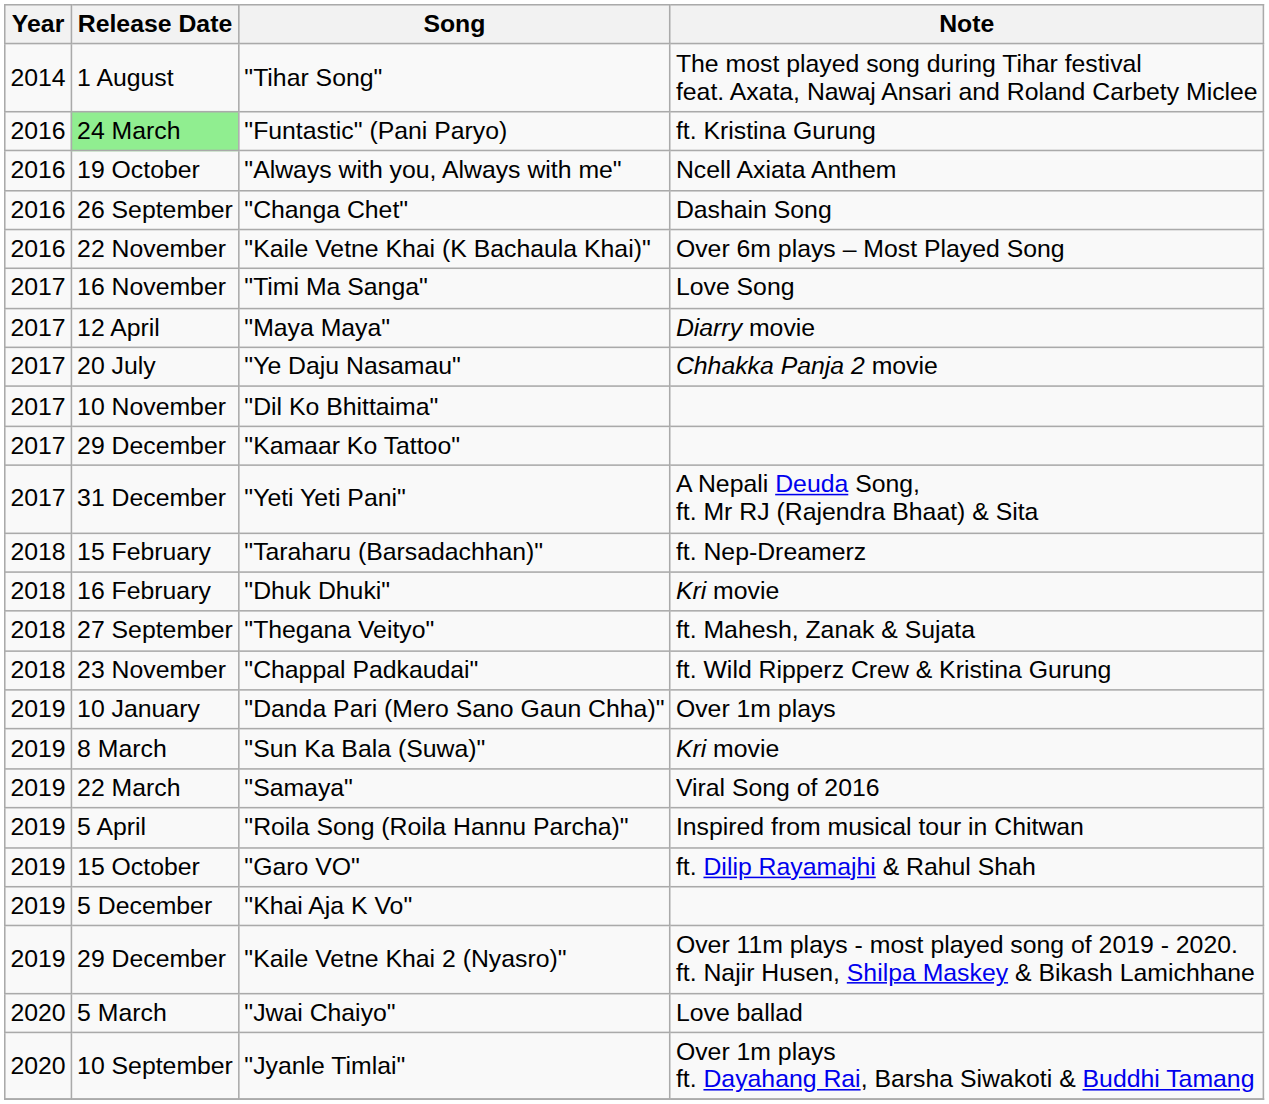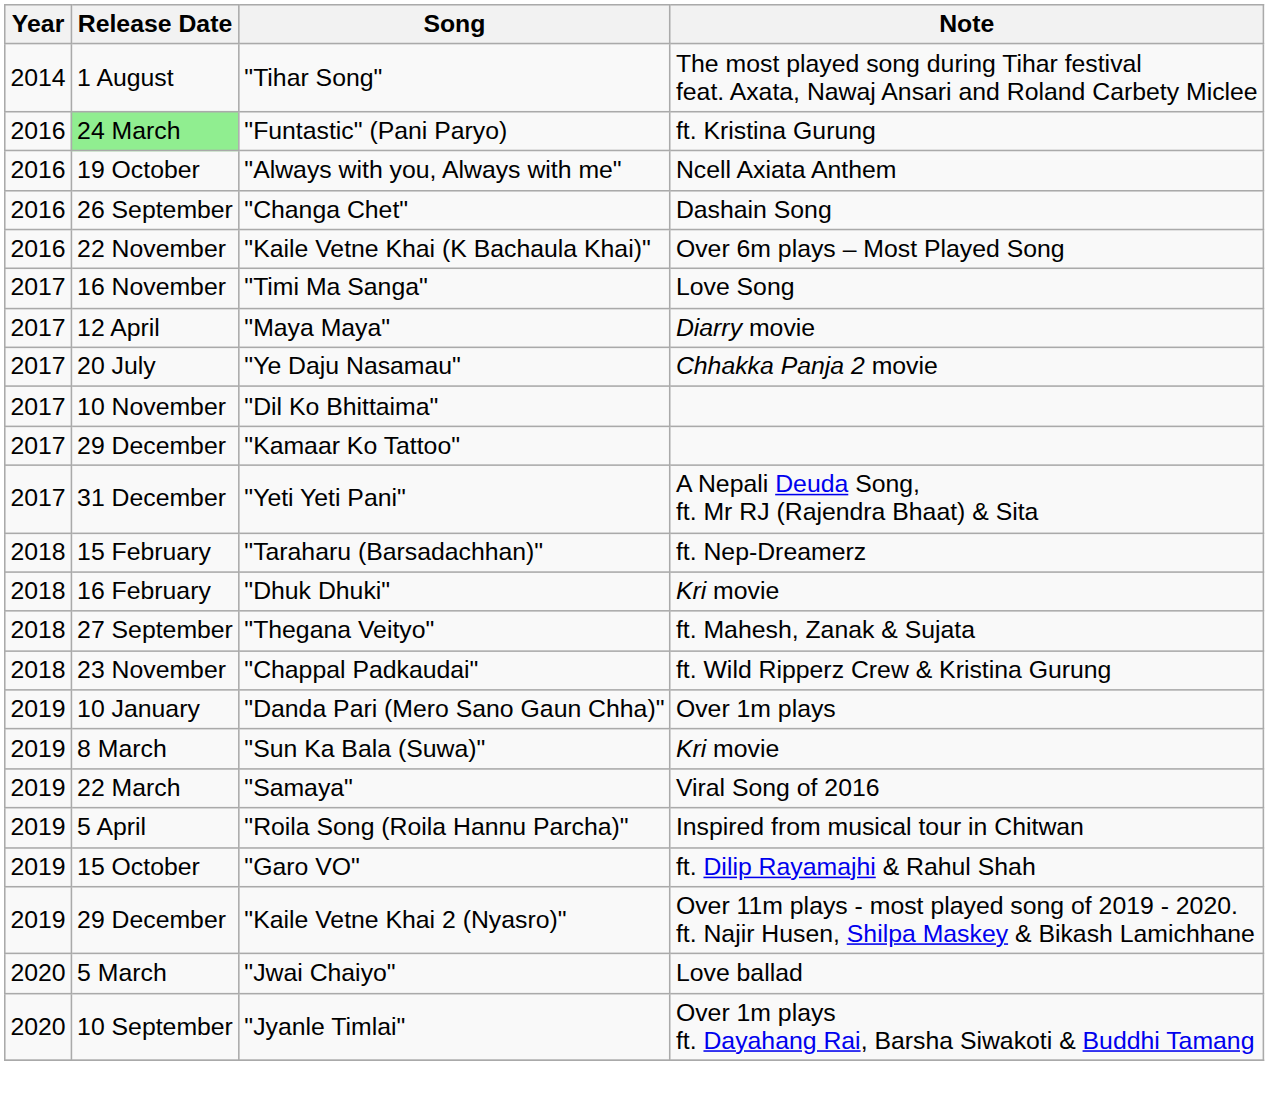- row: (328, 905)
